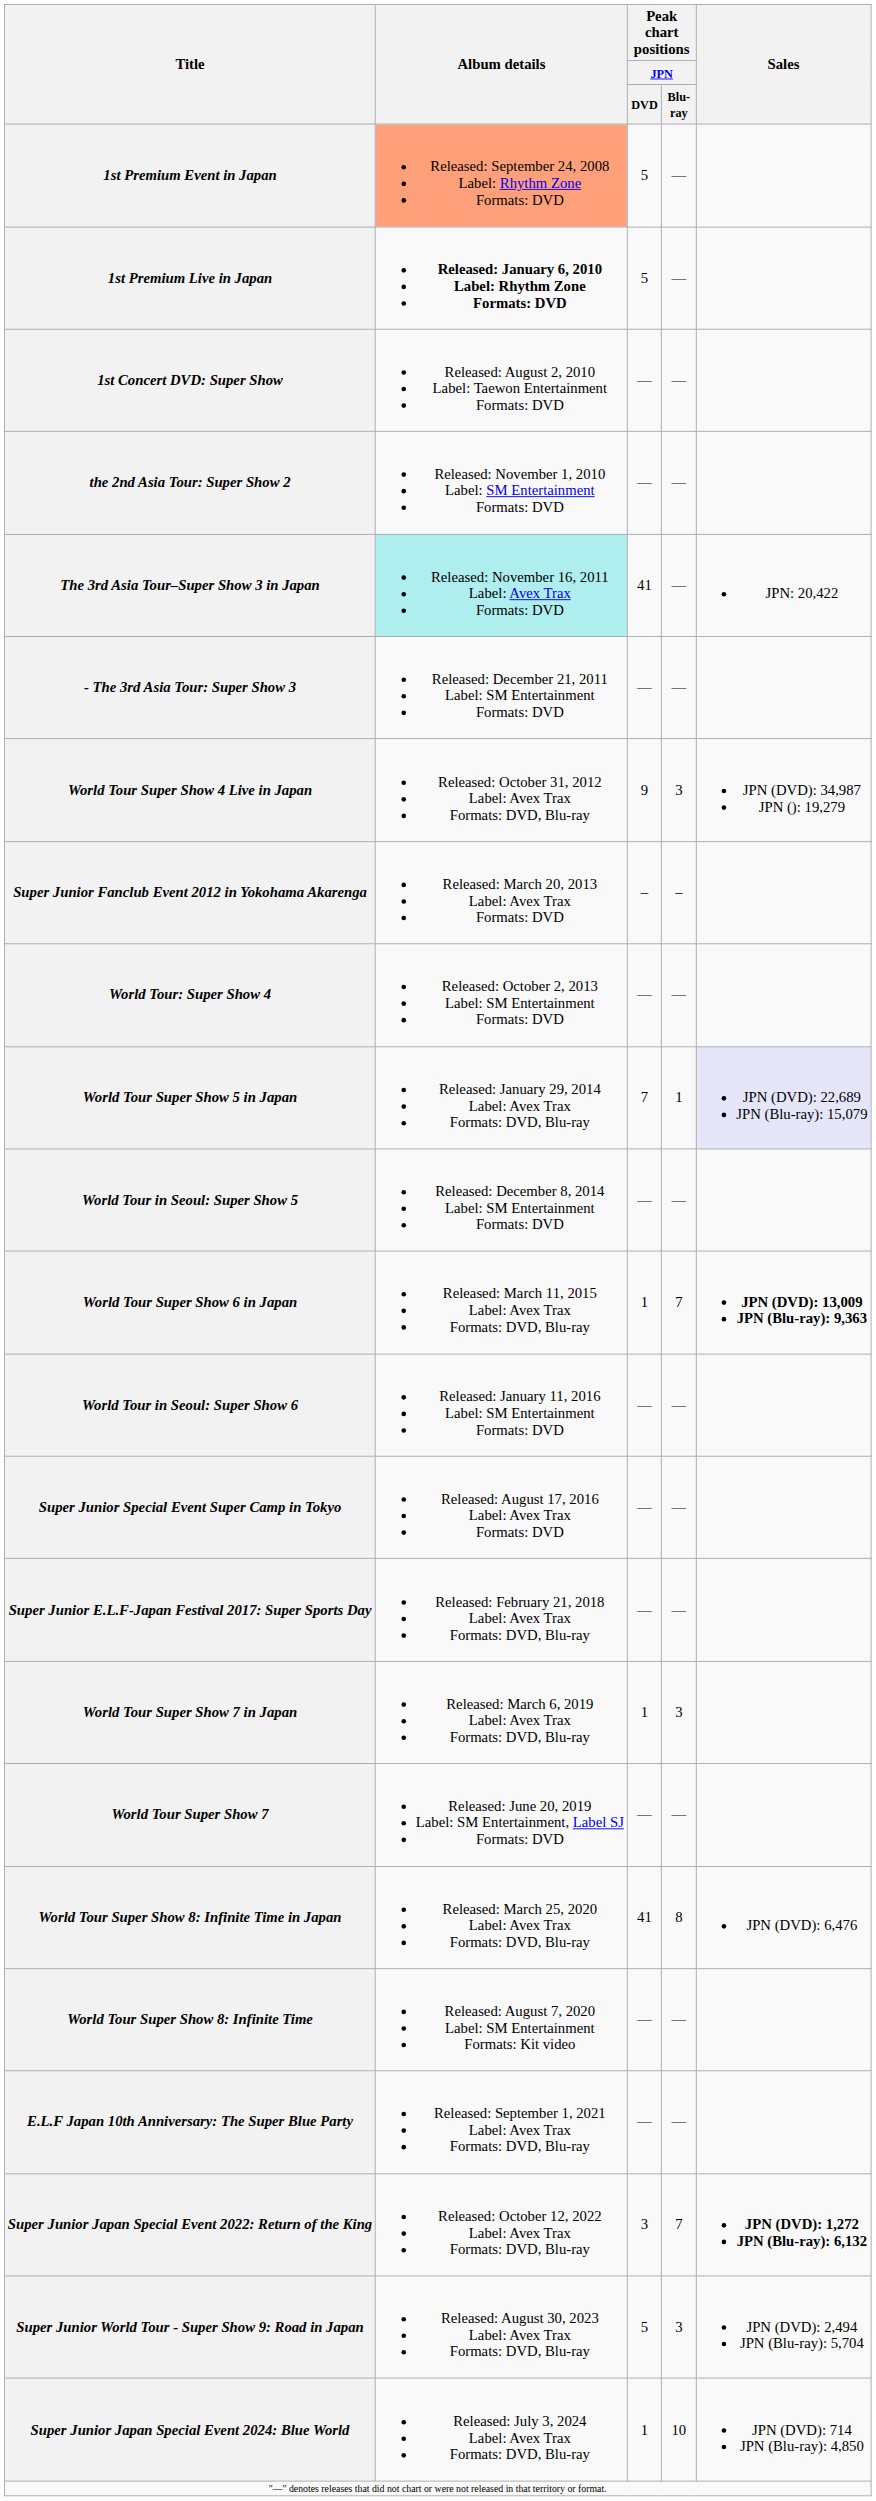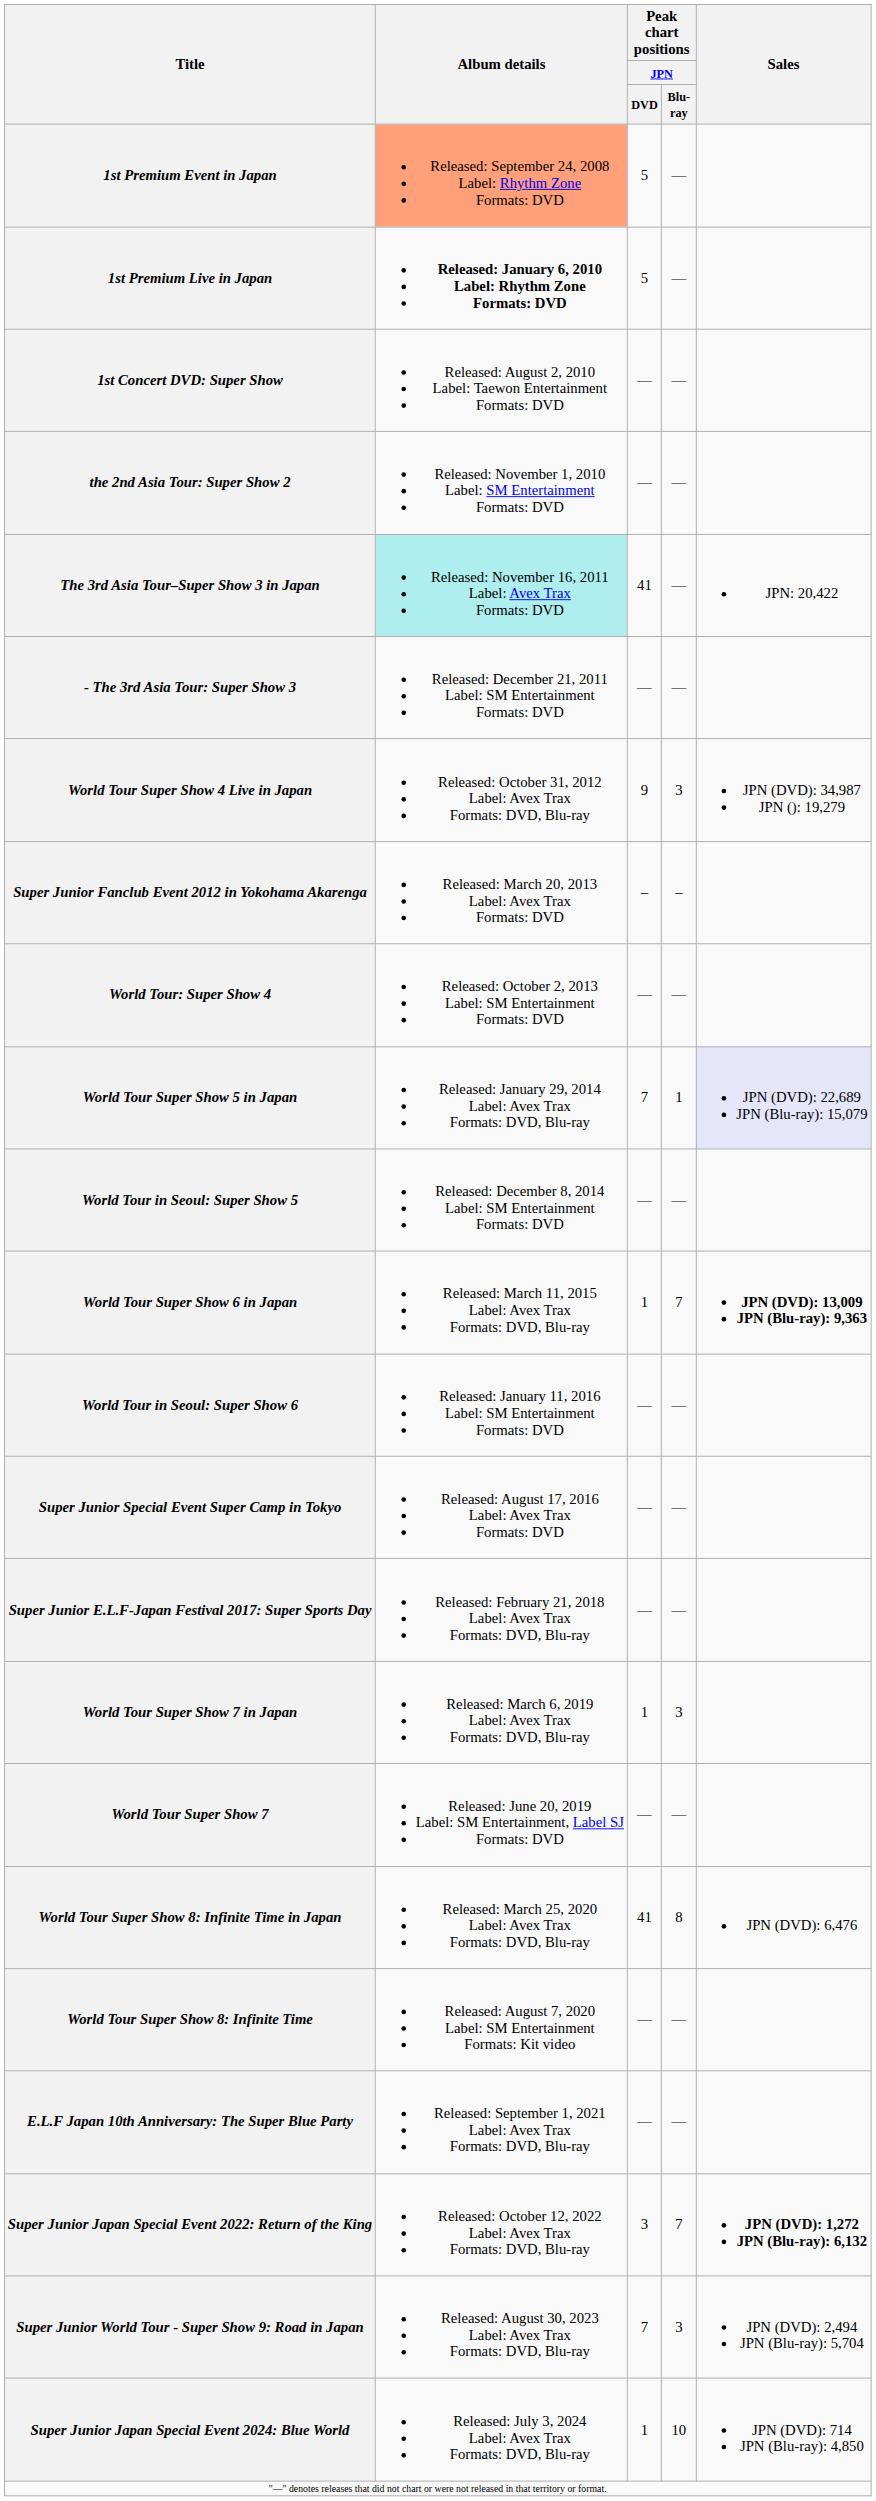(644, 2327) 5 -> (644, 2327) 7
